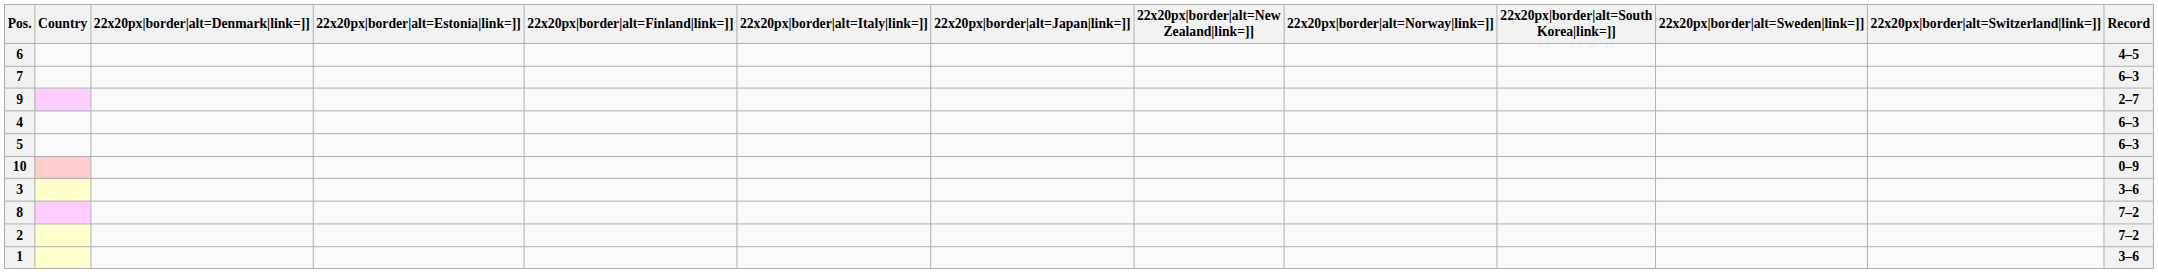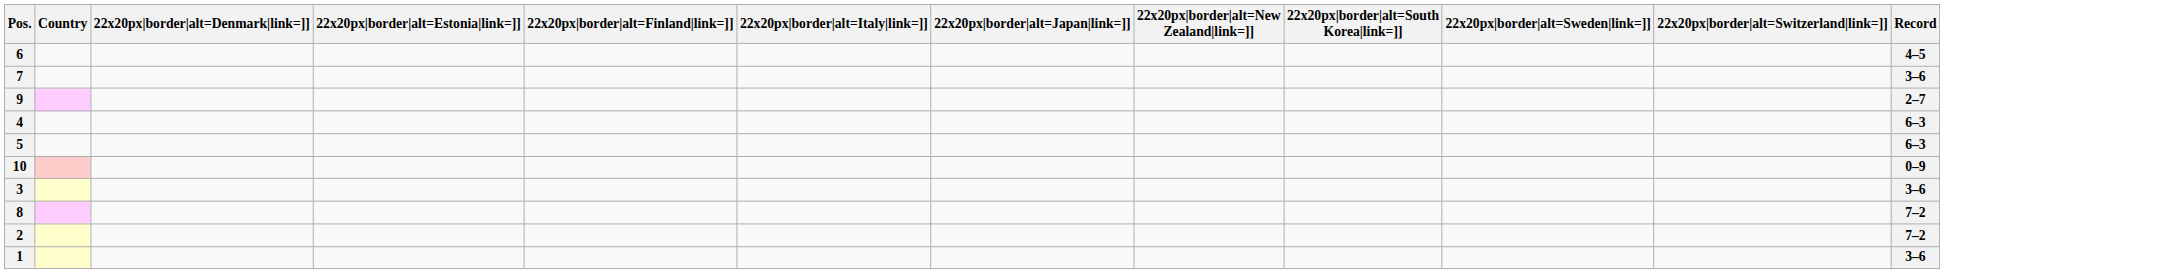- column: (1390, 24)
(2129, 77) 6–3 -> (1915, 77) 3–6
